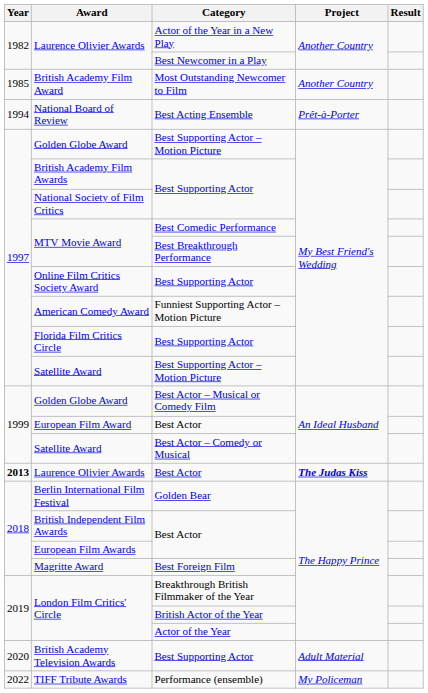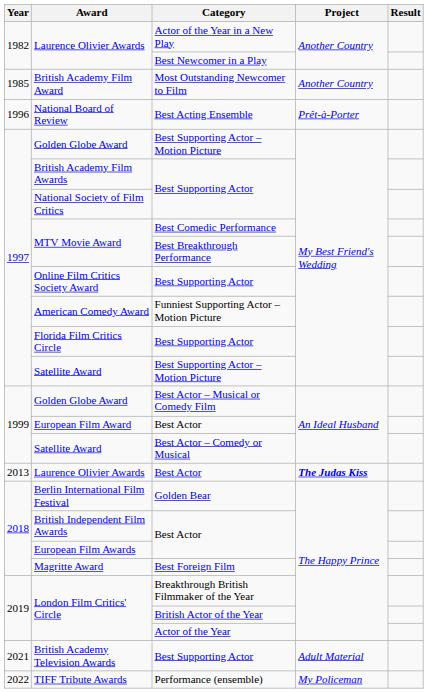(18, 114) 1994 -> (18, 114) 1996
(18, 472) bold -> (18, 472) normal
(18, 655) 2020 -> (18, 655) 2021
